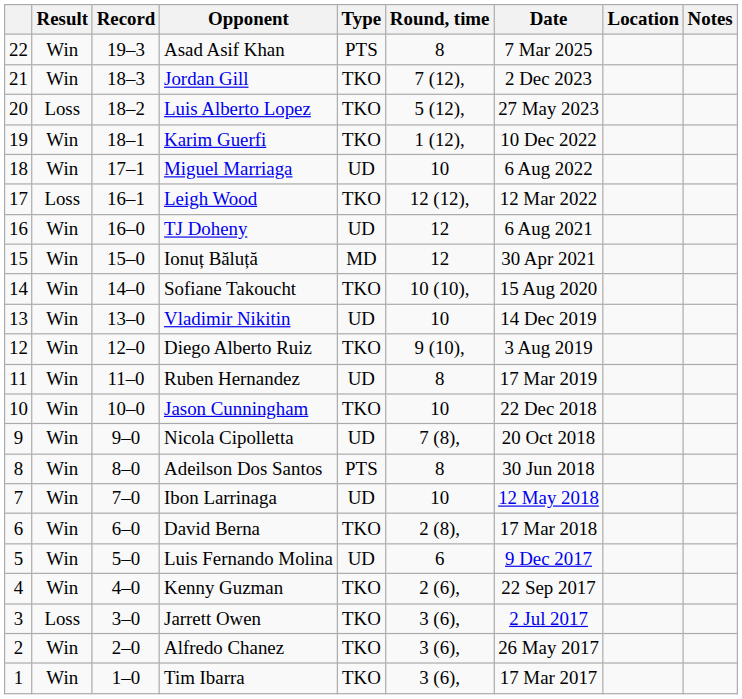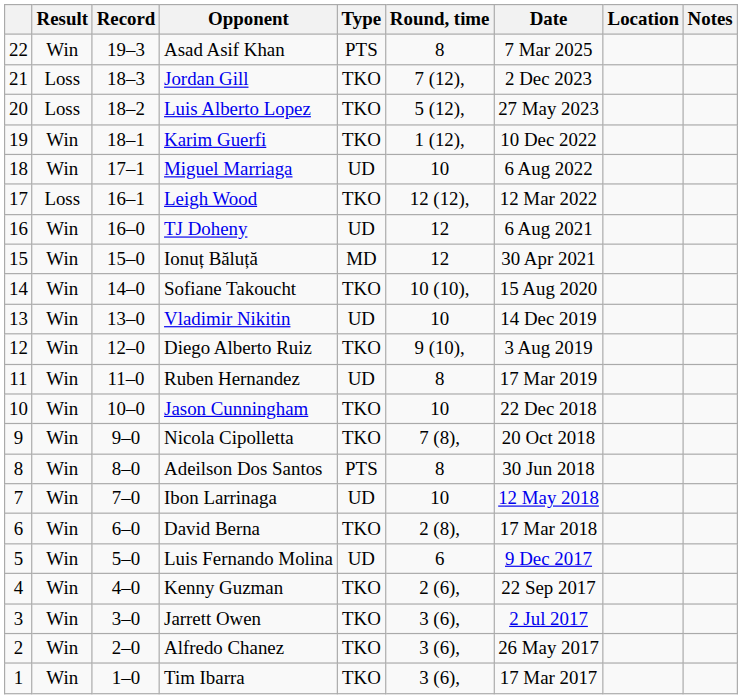(62, 79) Win -> (62, 79) Loss
(361, 438) UD -> (361, 438) TKO
(62, 618) Loss -> (62, 618) Win
